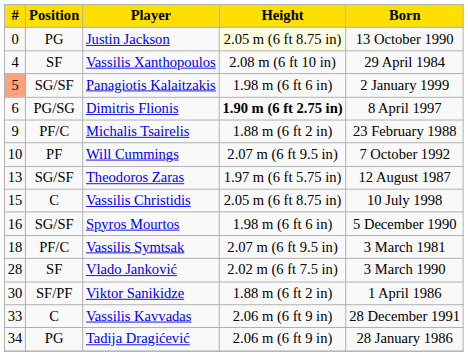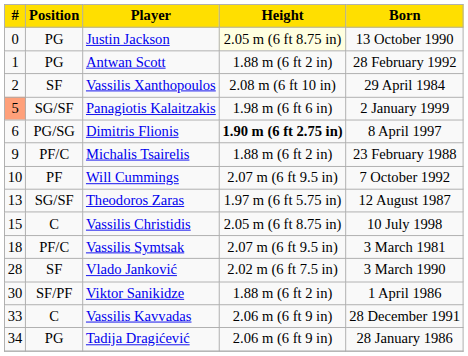+ row: (126, 62)
(15, 62) 4 -> (15, 85) 2
- row: (133, 223)
